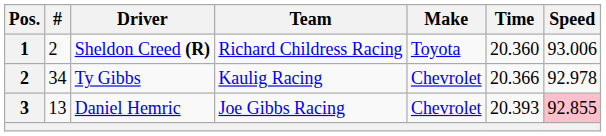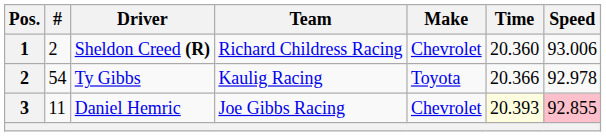(436, 49) Toyota -> (446, 49) Chevrolet
(57, 78) 34 -> (57, 78) 54
(446, 78) Chevrolet -> (436, 78) Toyota
(57, 108) 13 -> (57, 108) 11
(515, 108) no background -> (515, 108) lightyellow background
